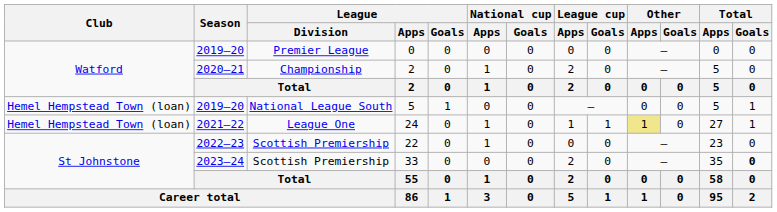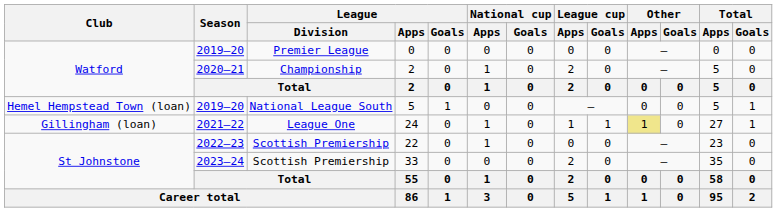(99, 124) Hemel Hempstead Town (loan) -> (99, 124) Gillingham (loan)
(752, 161) bold -> (752, 161) normal
